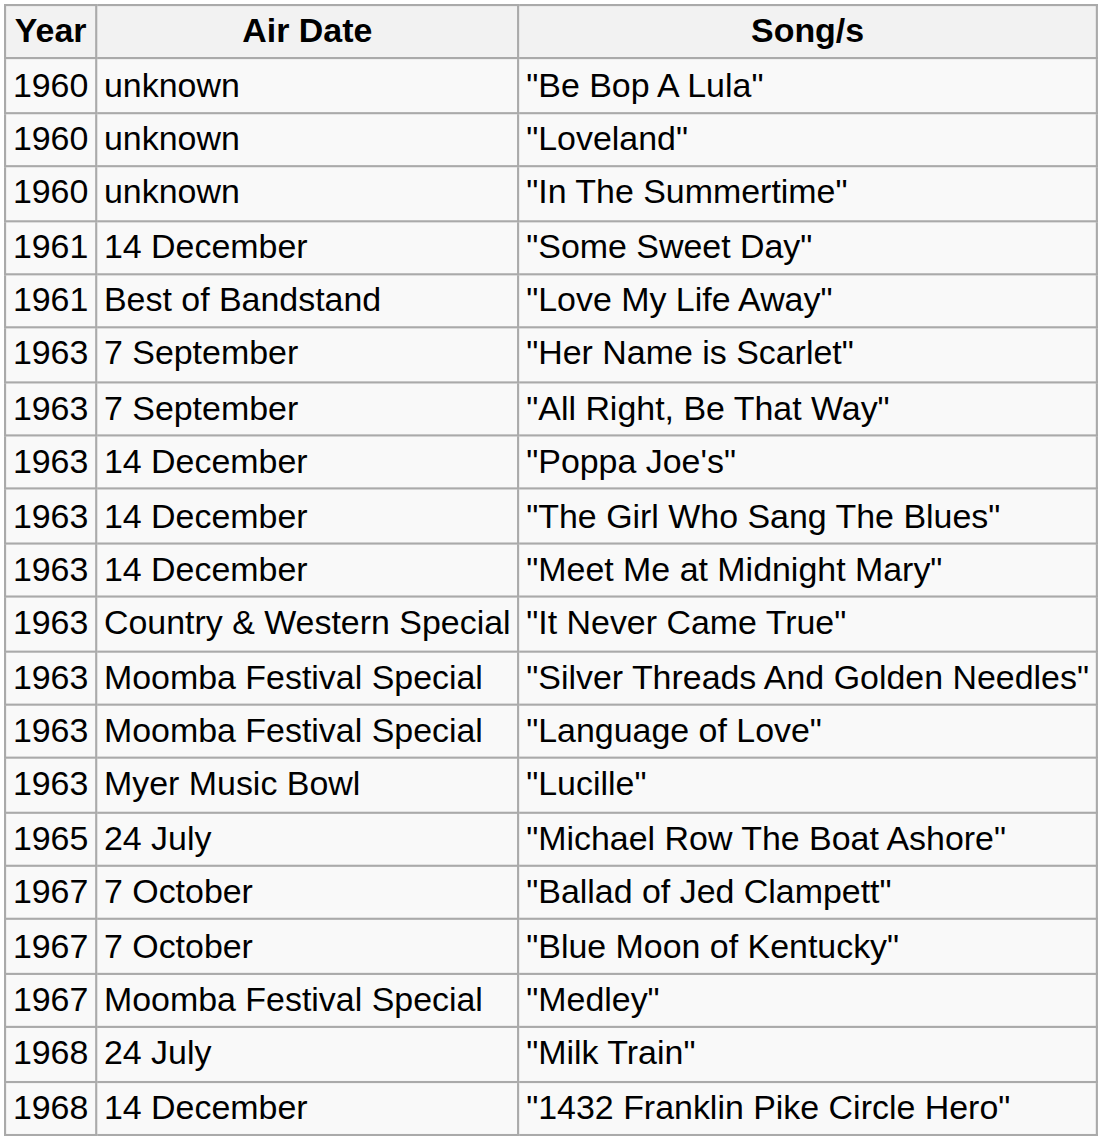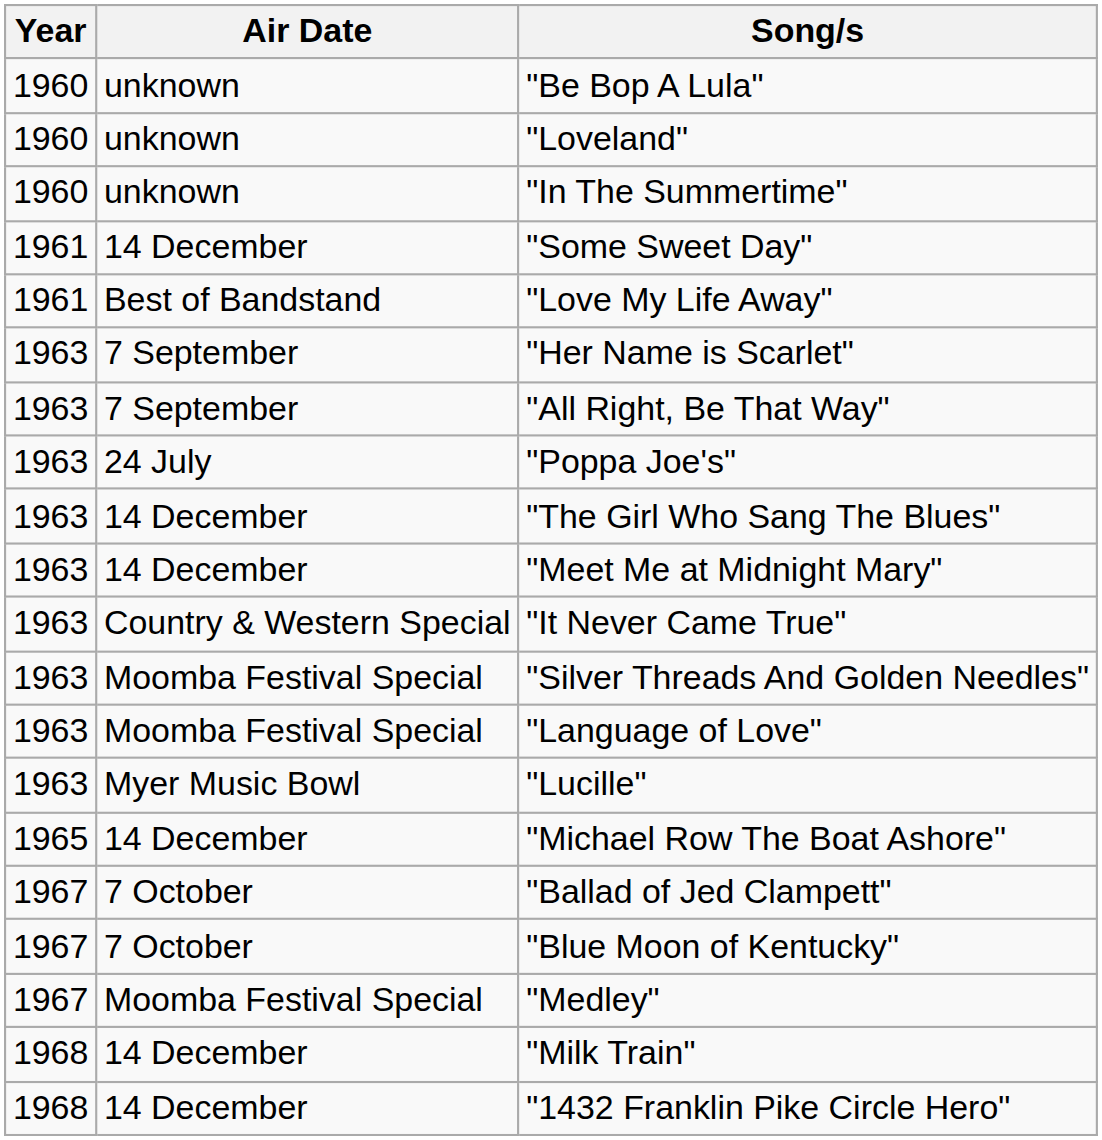(206, 461) 14 December -> (158, 461) 24 July
(158, 838) 24 July -> (206, 838) 14 December
(158, 1053) 24 July -> (206, 1053) 14 December
